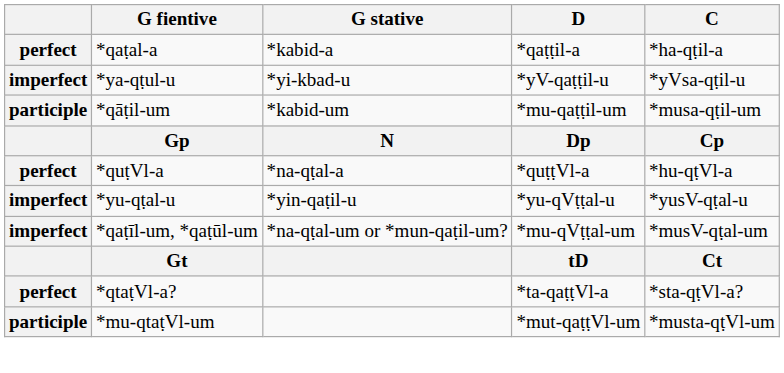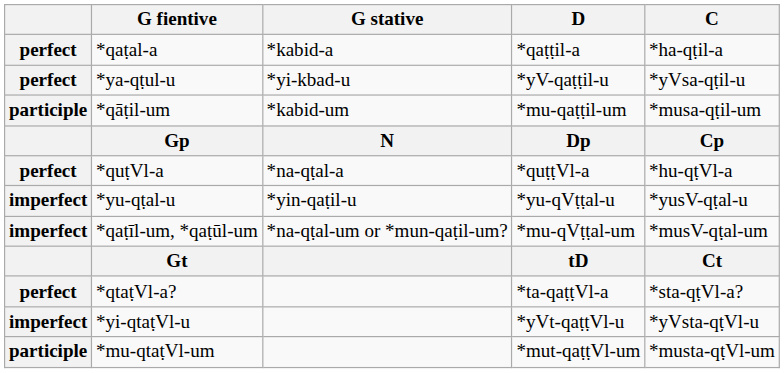(48, 79) imperfect -> (48, 79) perfect
+ row: (143, 321)
